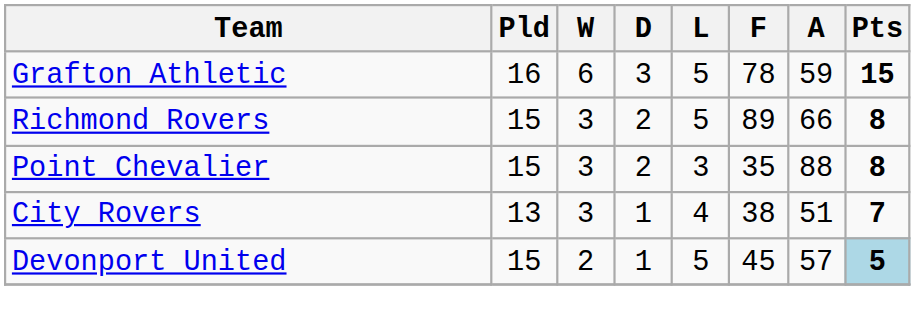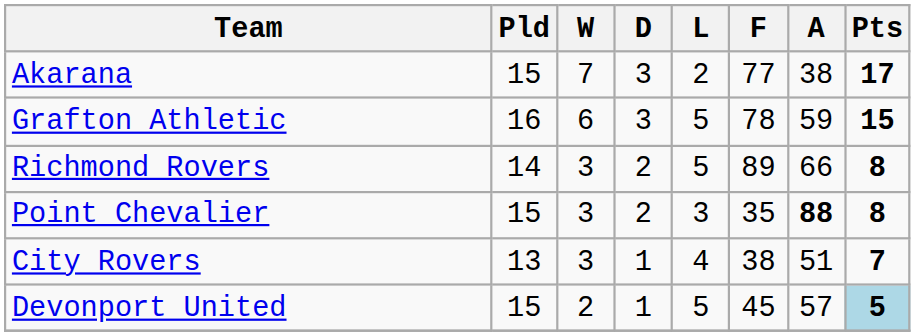+ row: (72, 75)
(524, 122) 15 -> (524, 168) 14
(816, 168) normal -> (816, 215) bold
